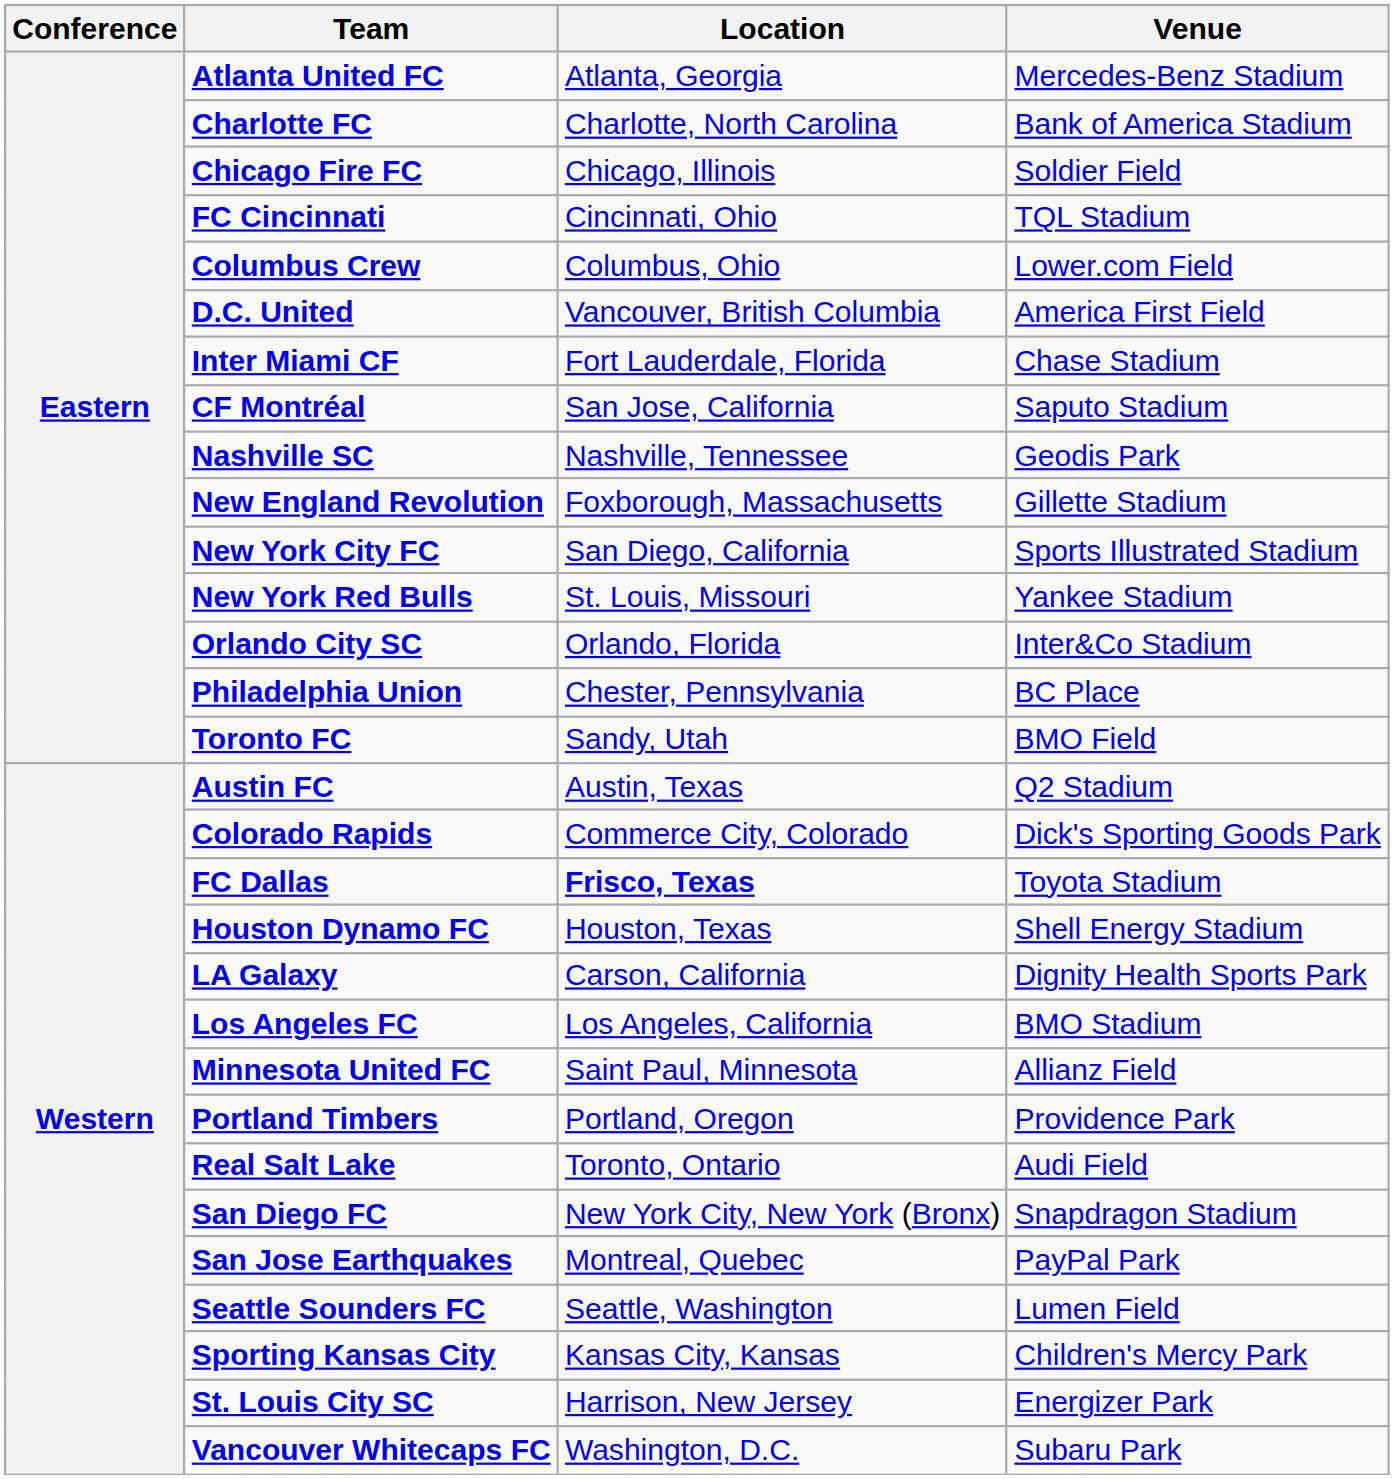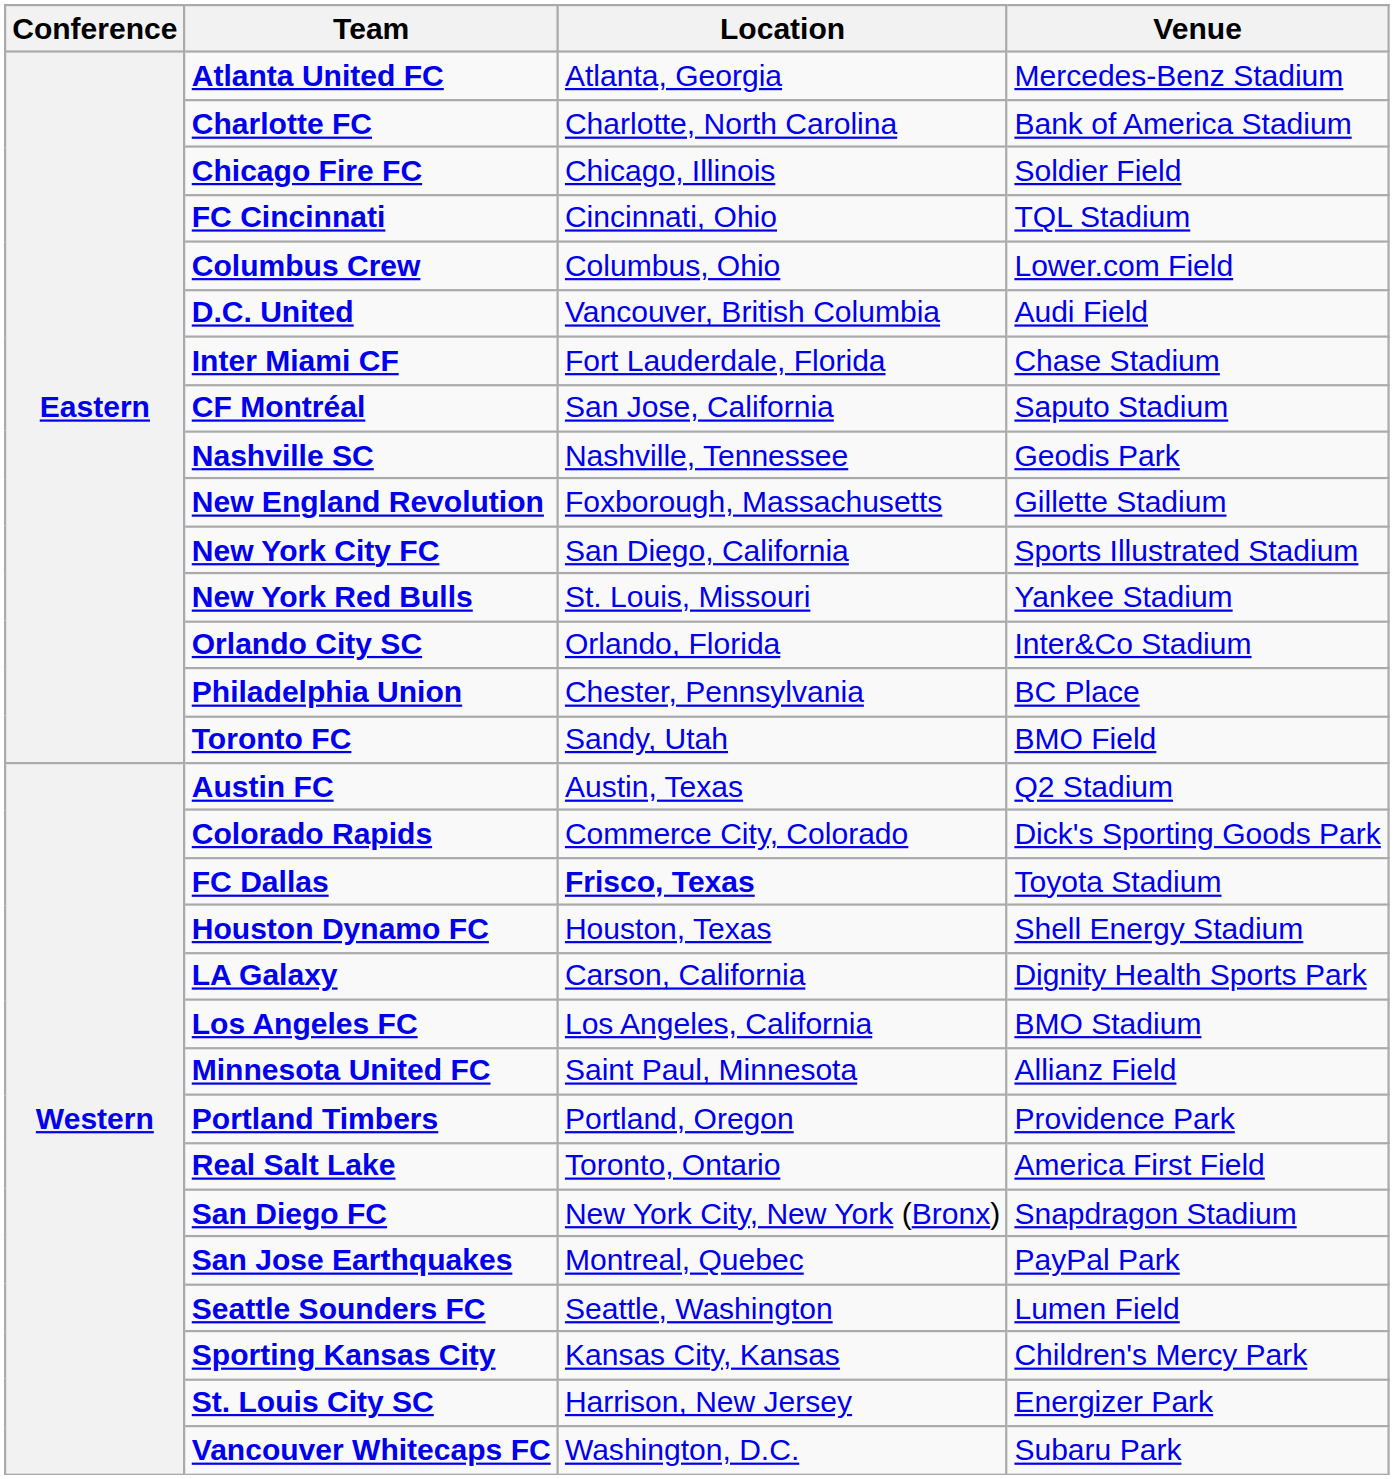(1140, 313) America First Field -> (1081, 313) Audi Field
(1081, 1165) Audi Field -> (1140, 1165) America First Field
